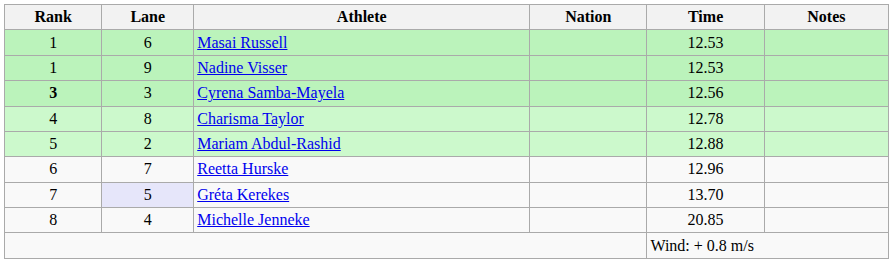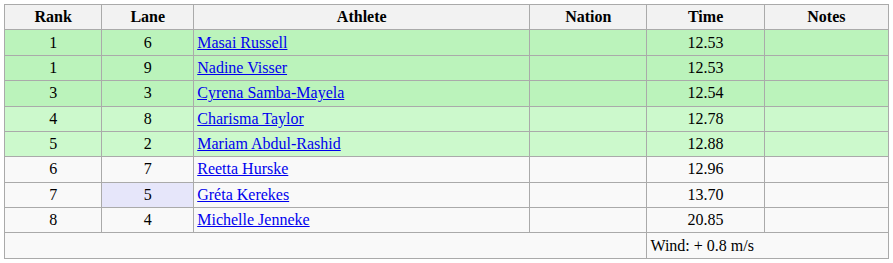(53, 93) bold -> (53, 93) normal
(706, 93) 12.56 -> (706, 93) 12.54
